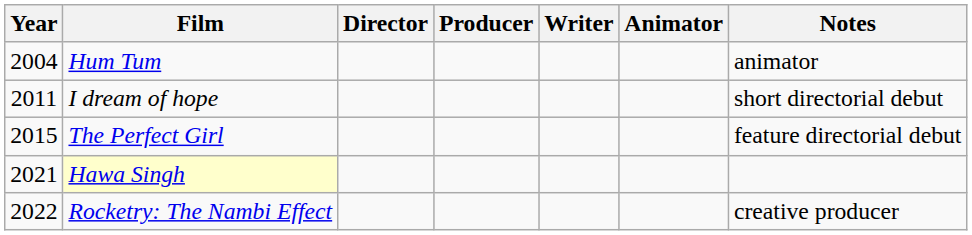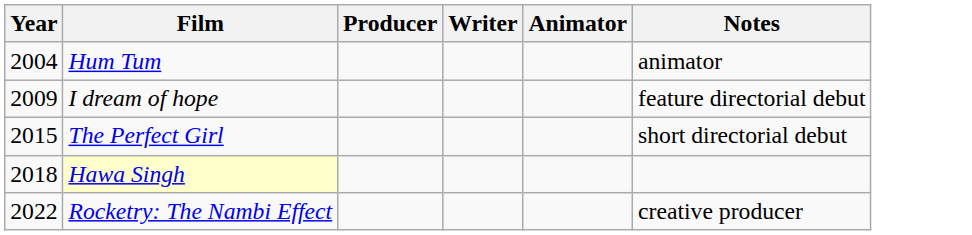- column: (386, 23)
(34, 98) 2011 -> (34, 98) 2009
(839, 98) short directorial debut -> (752, 98) feature directorial debut
(848, 135) feature directorial debut -> (743, 135) short directorial debut
(34, 173) 2021 -> (34, 173) 2018
